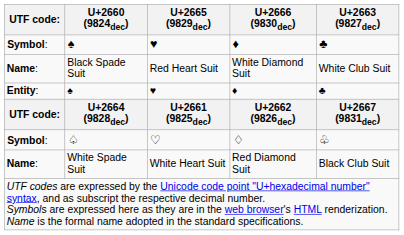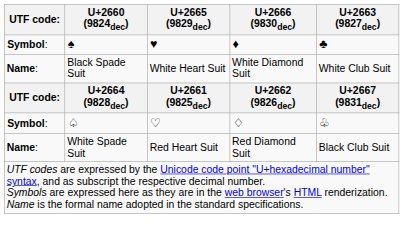(184, 68) Red Heart Suit -> (188, 68) White Heart Suit
- row: (23, 91)
(188, 164) White Heart Suit -> (184, 147) Red Heart Suit
